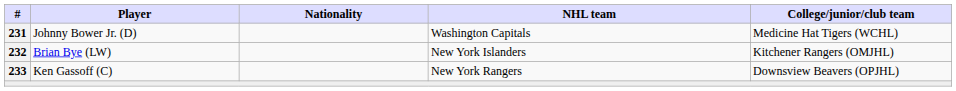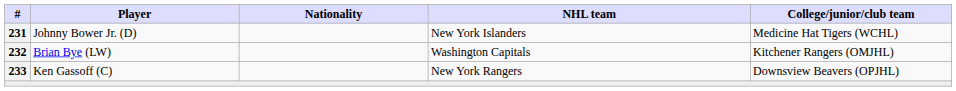(481, 33) Washington Capitals -> (479, 33) New York Islanders
(479, 52) New York Islanders -> (481, 52) Washington Capitals
